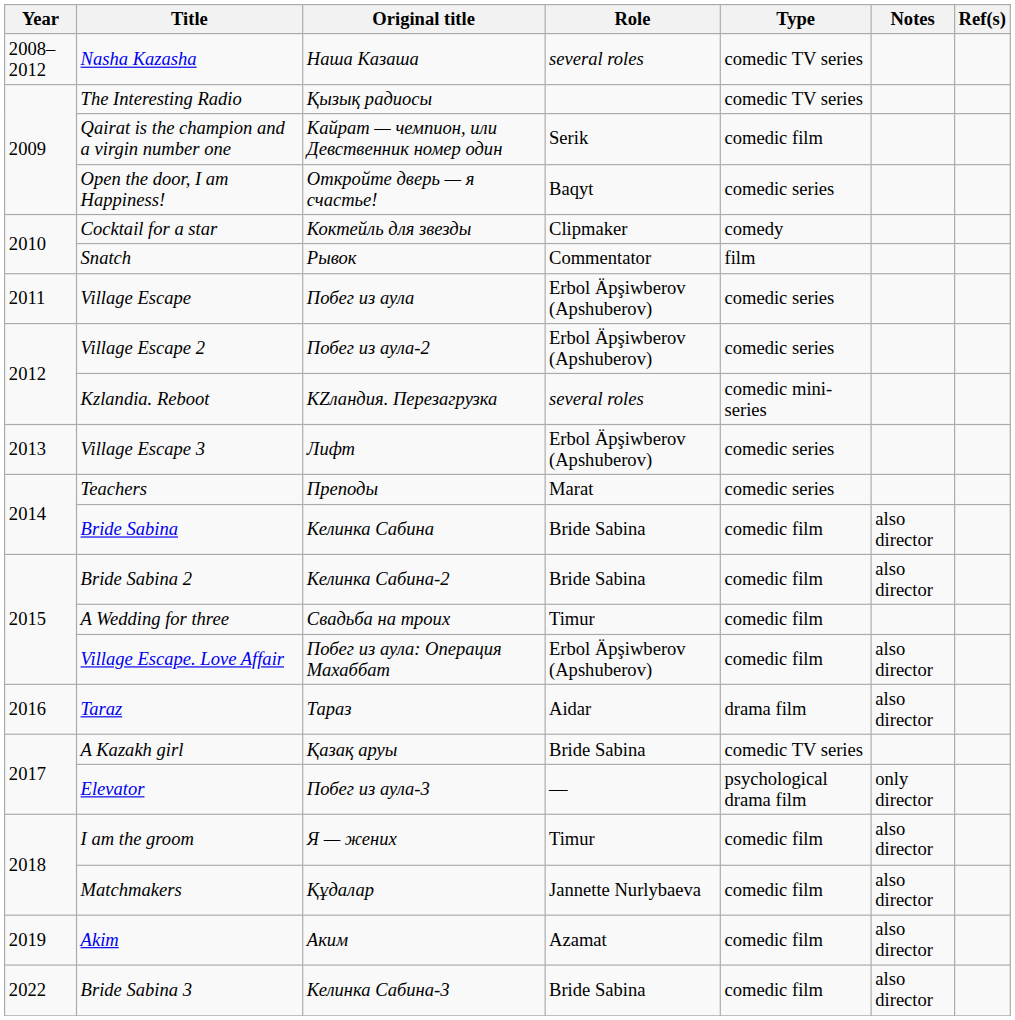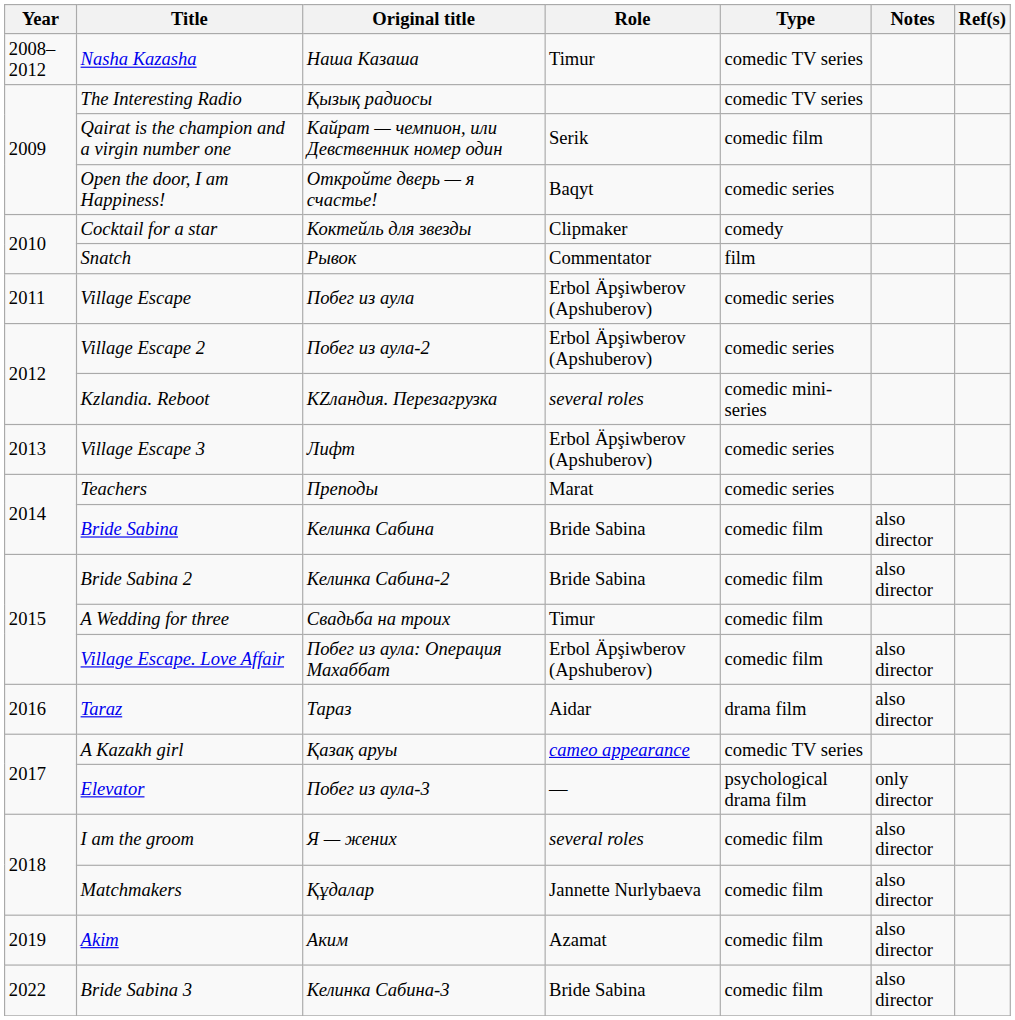(596, 59) several roles -> (572, 59) Timur
(597, 749) Bride Sabina -> (619, 749) cameo appearance
(572, 839) Timur -> (596, 839) several roles
